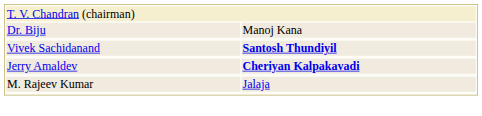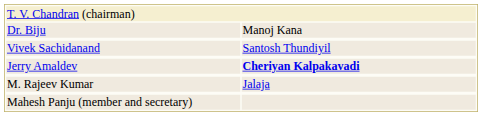(290, 48) bold -> (287, 48) normal
+ row: (100, 102)
